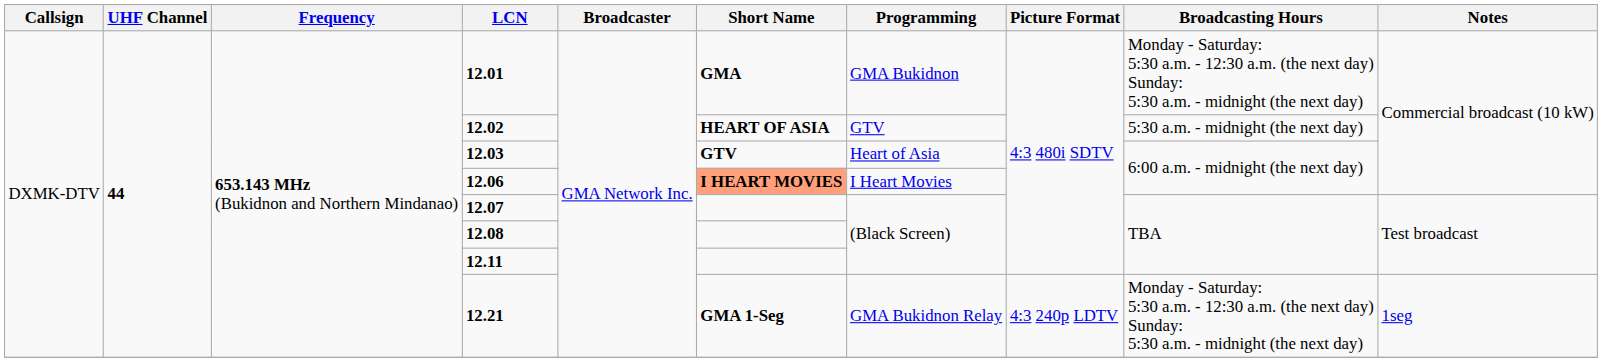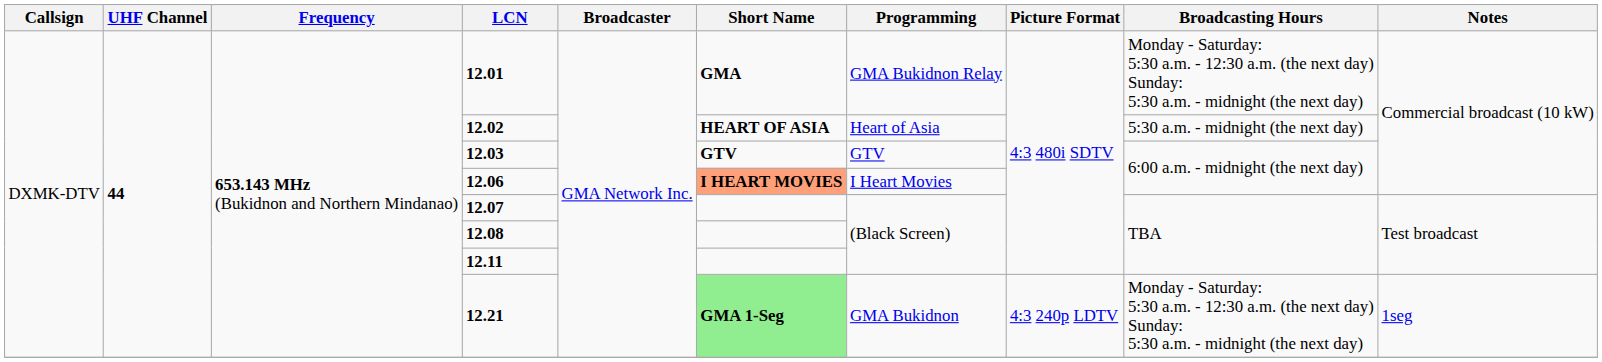(904, 72) GMA Bukidnon -> (926, 72) GMA Bukidnon Relay
(867, 127) GTV -> (895, 127) Heart of Asia
(895, 154) Heart of Asia -> (867, 154) GTV
(742, 316) no background -> (742, 316) lightgreen background
(926, 316) GMA Bukidnon Relay -> (904, 316) GMA Bukidnon
